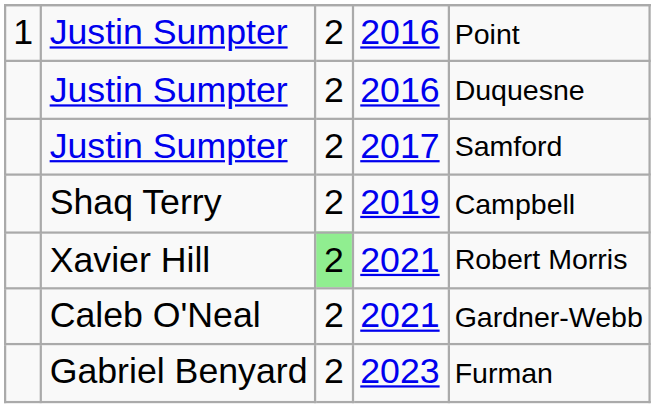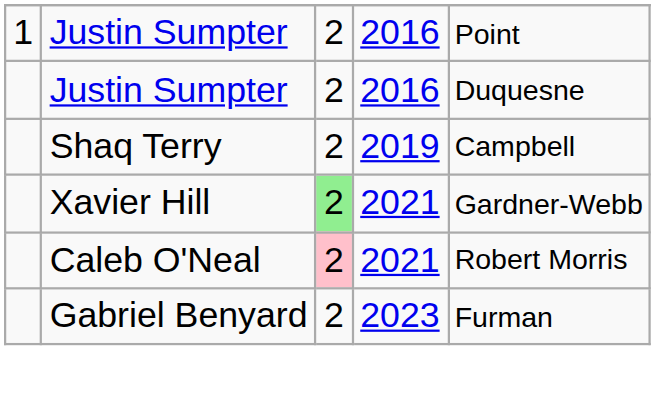- row: (169, 145)
(541, 260) Robert Morris -> (549, 203) Gardner-Webb
(334, 315) no background -> (334, 259) pink background
(549, 316) Gardner-Webb -> (541, 260) Robert Morris
